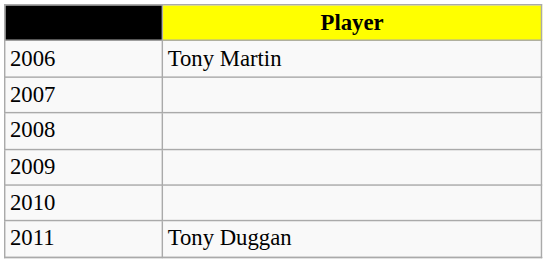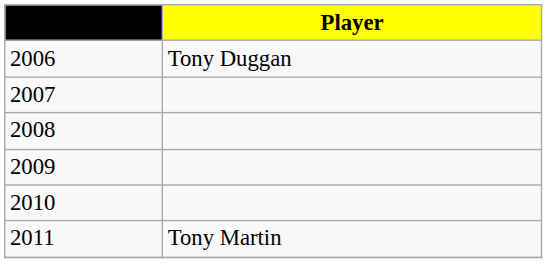(225, 58) Tony Martin -> (230, 58) Tony Duggan
(230, 238) Tony Duggan -> (225, 238) Tony Martin
